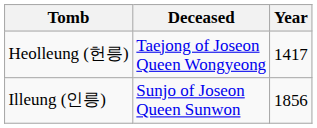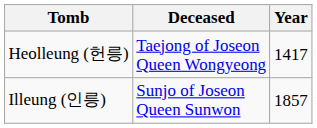(291, 100) 1856 -> (291, 100) 1857
